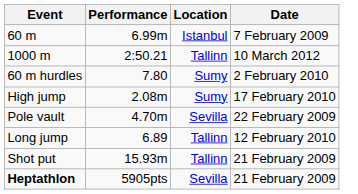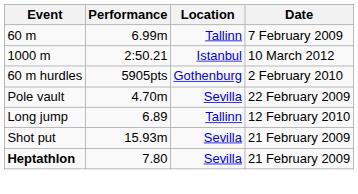(205, 35) Istanbul -> (224, 35) Tallinn
(209, 55) Tallinn -> (219, 55) Istanbul
(155, 76) 7.80 -> (144, 76) 5905pts
(211, 76) Sumy -> (208, 76) Gothenburg
- row: (37, 96)
(209, 158) Tallinn -> (223, 138) Sevilla
(144, 179) 5905pts -> (155, 158) 7.80
